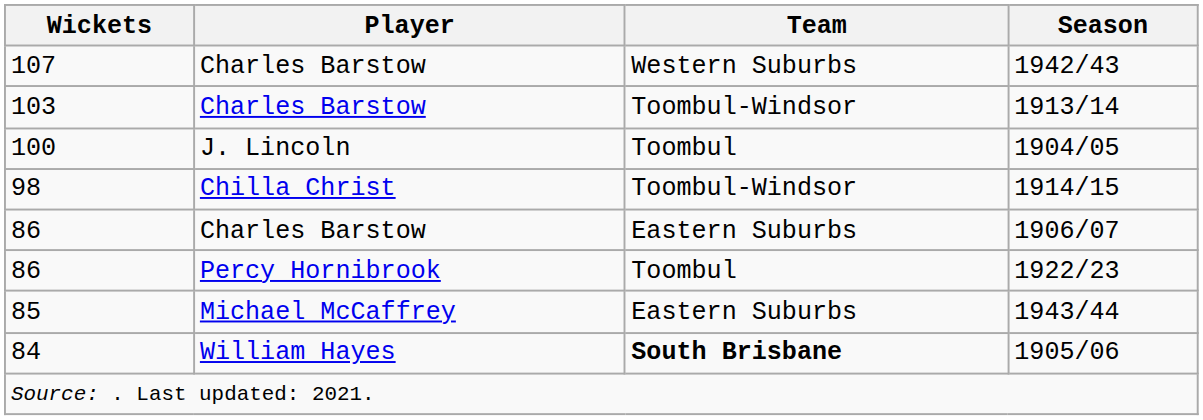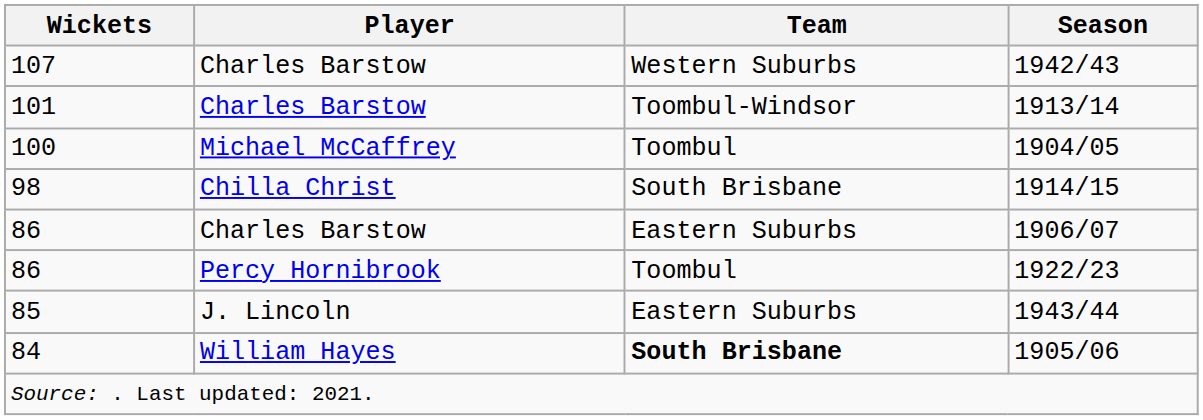(34, 107) 103 -> (34, 107) 101
(275, 148) J. Lincoln -> (328, 148) Michael McCaffrey
(744, 189) Toombul-Windsor -> (737, 189) South Brisbane
(328, 312) Michael McCaffrey -> (275, 312) J. Lincoln
